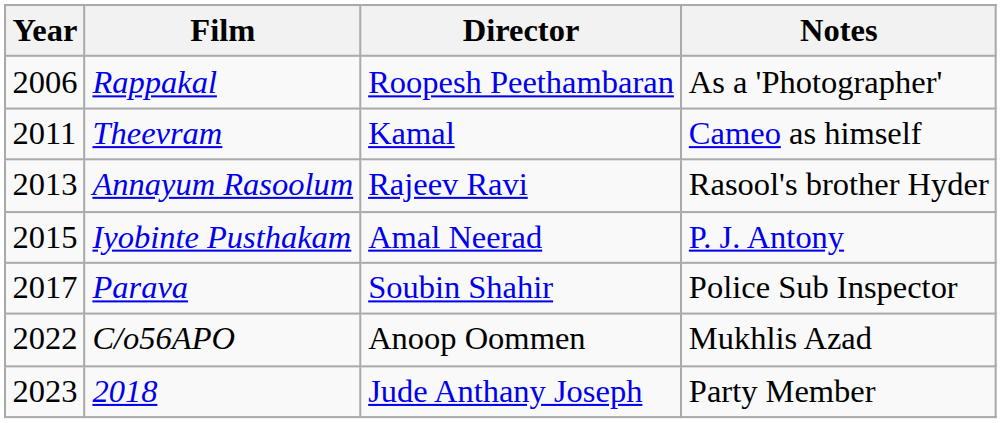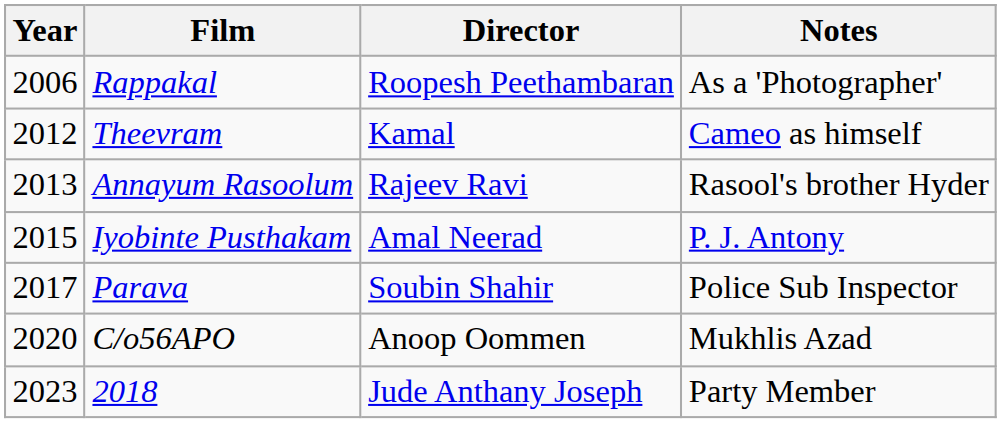(44, 133) 2011 -> (45, 133) 2012
(45, 339) 2022 -> (45, 339) 2020
